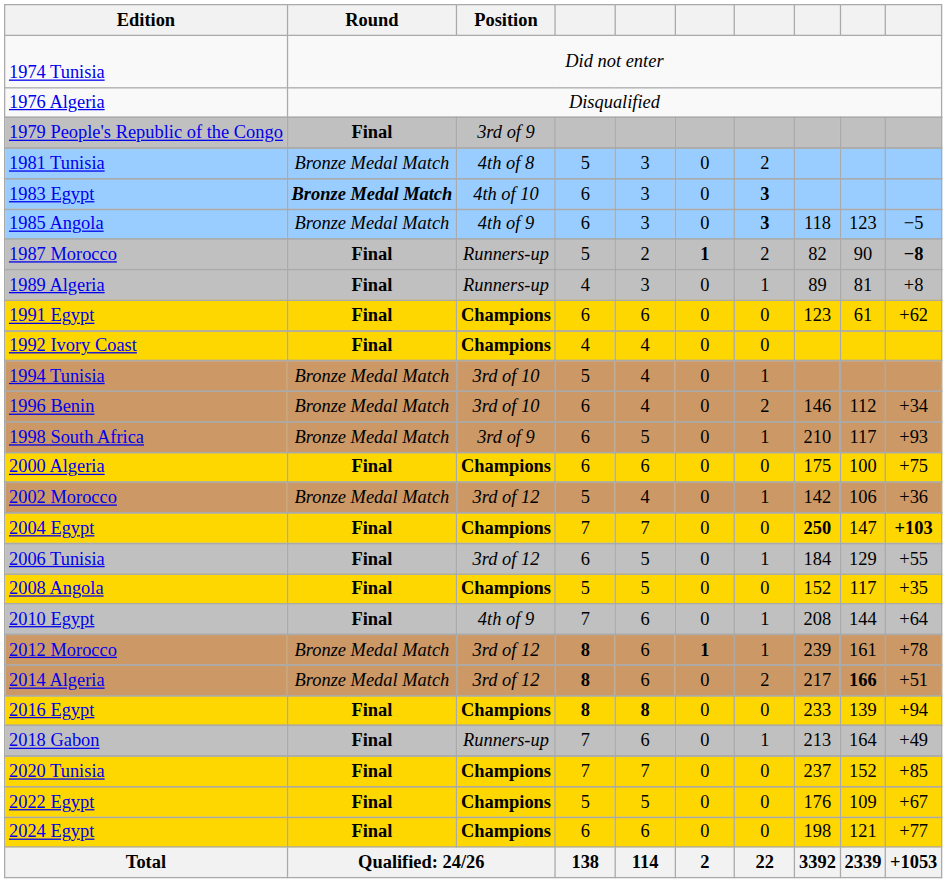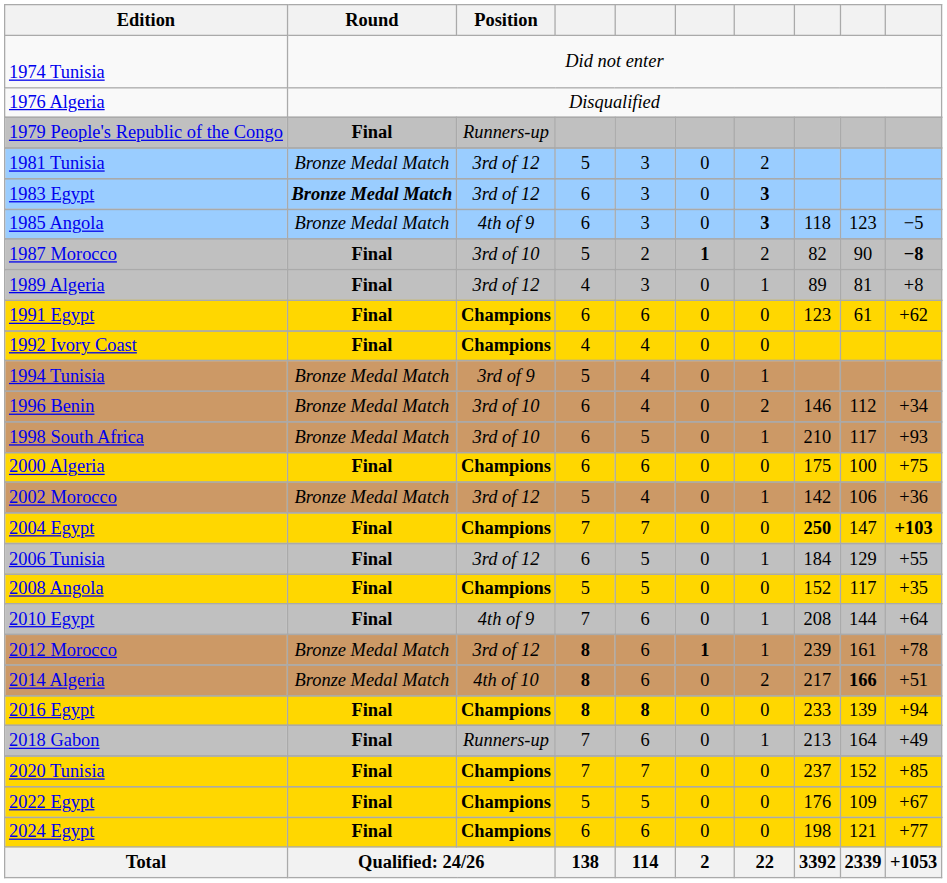(506, 133) 3rd of 9 -> (506, 133) Runners-up
(506, 163) 4th of 8 -> (506, 163) 3rd of 12
(506, 193) 4th of 10 -> (506, 193) 3rd of 12
(506, 254) Runners-up -> (506, 254) 3rd of 10
(506, 285) Runners-up -> (506, 285) 3rd of 12
(506, 376) 3rd of 10 -> (506, 376) 3rd of 9
(506, 437) 3rd of 9 -> (506, 437) 3rd of 10
(506, 680) 3rd of 12 -> (506, 680) 4th of 10
